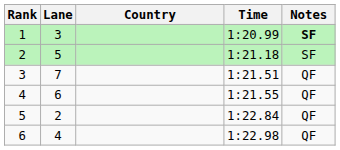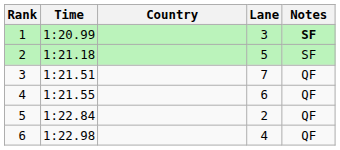columns swapped: (58, 15) <-> (253, 15)
